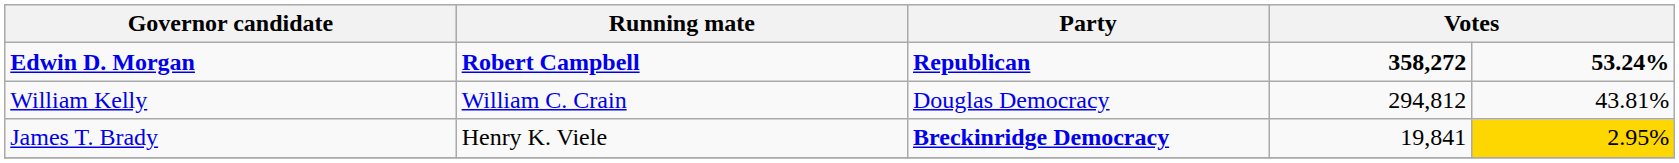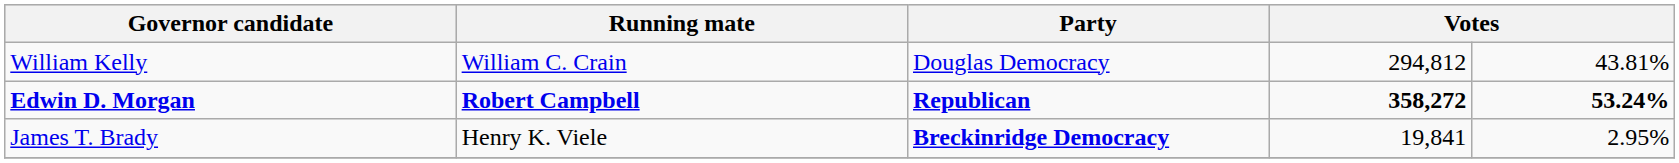rows swapped: (103, 61) <-> (79, 99)
(1638, 137) gold background -> (1638, 137) no background
